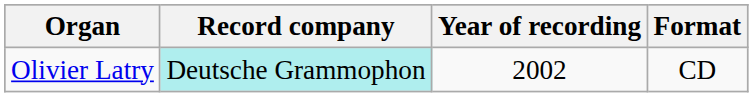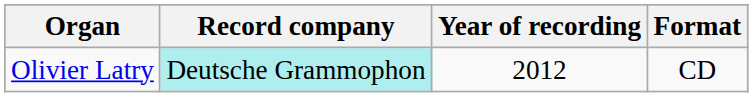(540, 69) 2002 -> (540, 69) 2012
